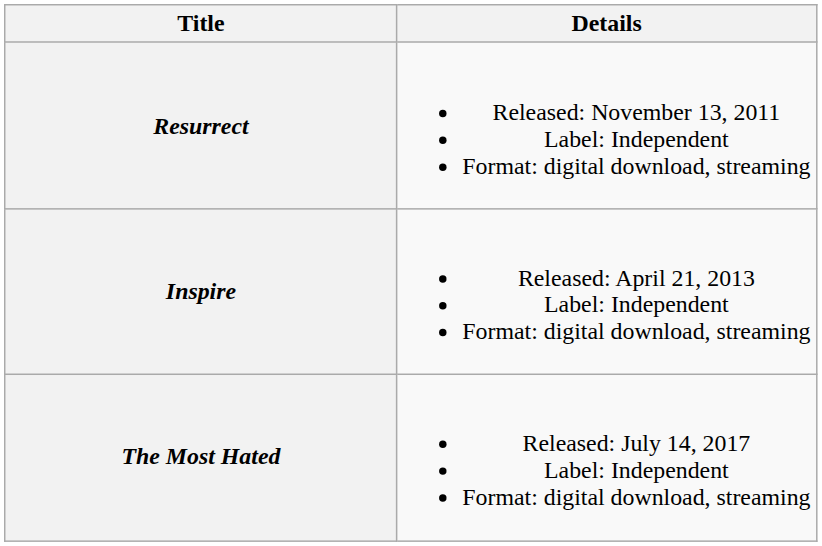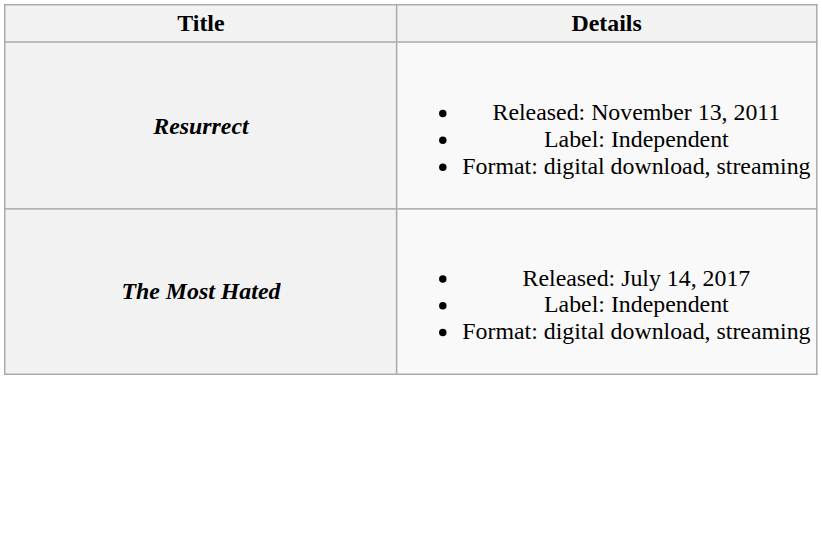- row: (201, 291)
